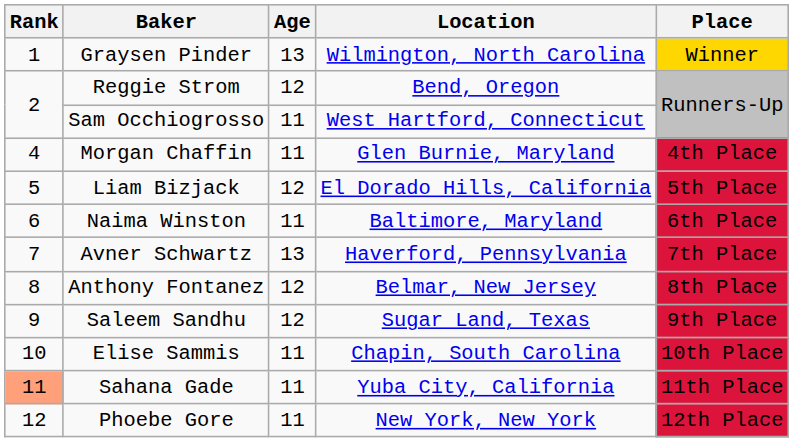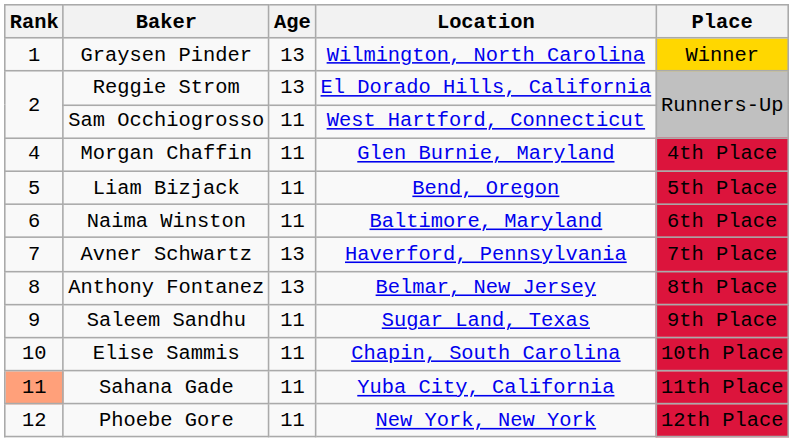(292, 88) 12 -> (292, 88) 13
(486, 88) Bend, Oregon -> (486, 88) El Dorado Hills, California
(292, 188) 12 -> (292, 188) 11
(486, 188) El Dorado Hills, California -> (486, 188) Bend, Oregon
(292, 288) 12 -> (292, 288) 13
(292, 321) 12 -> (292, 321) 11
